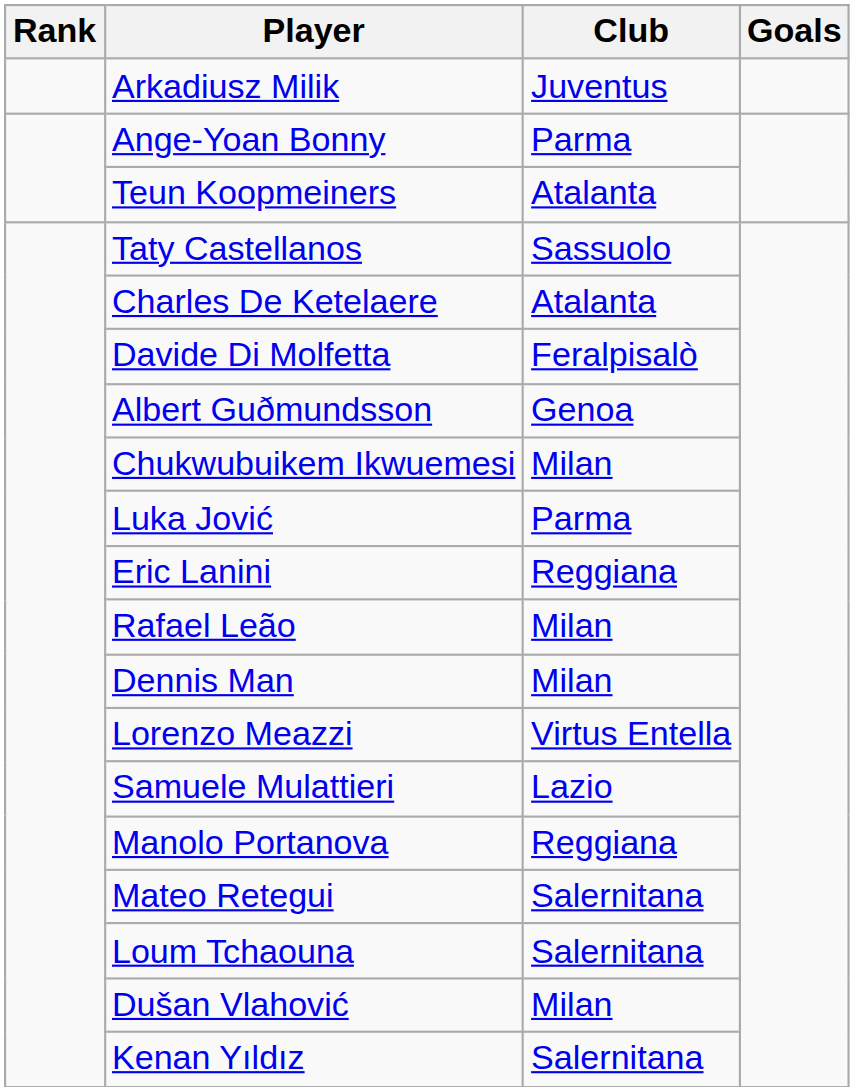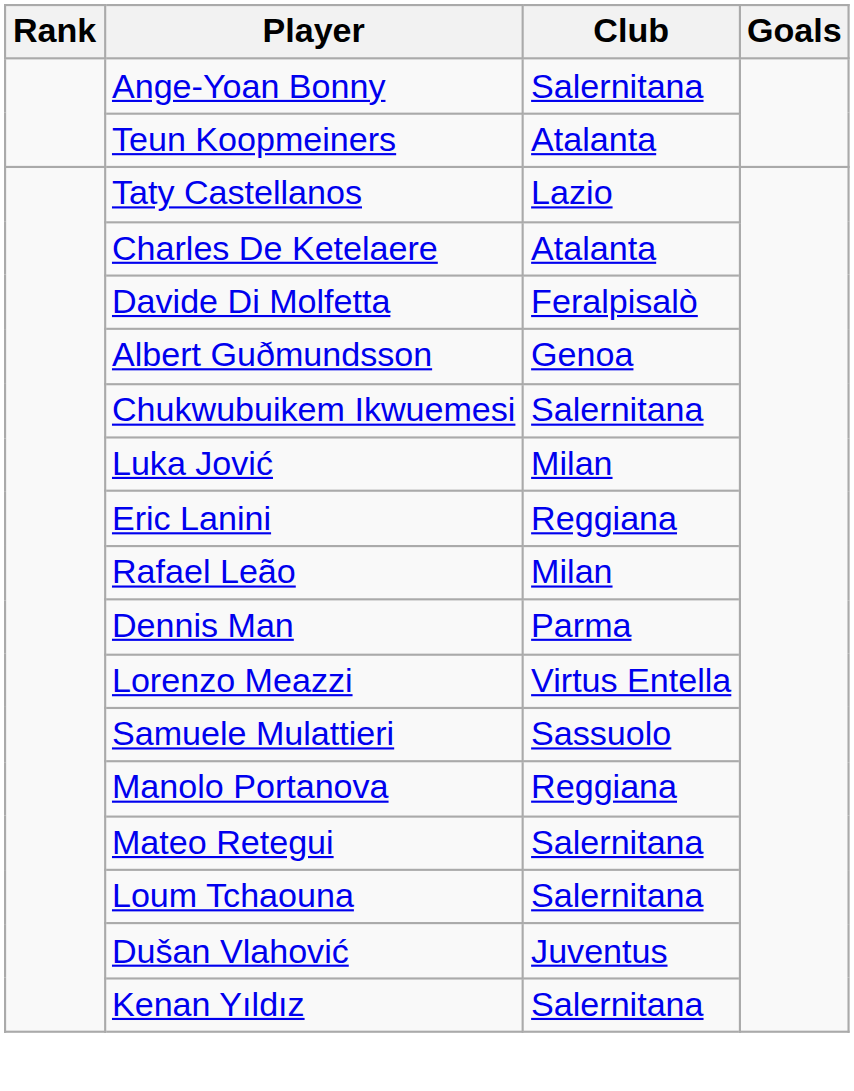- row: (226, 85)
(581, 139) Parma -> (617, 85) Salernitana
(601, 247) Sassuolo -> (572, 193) Lazio
(572, 463) Milan -> (617, 409) Salernitana
(581, 517) Parma -> (572, 463) Milan
(572, 680) Milan -> (581, 626) Parma
(572, 788) Lazio -> (601, 734) Sassuolo
(572, 1004) Milan -> (599, 950) Juventus
